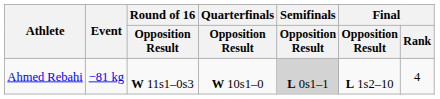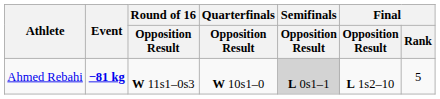(106, 76) normal -> (107, 76) bold
(417, 76) 4 -> (418, 76) 5
